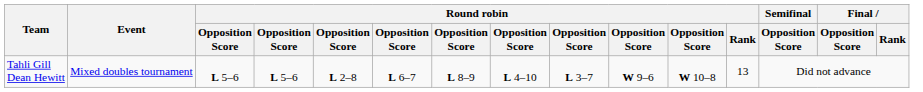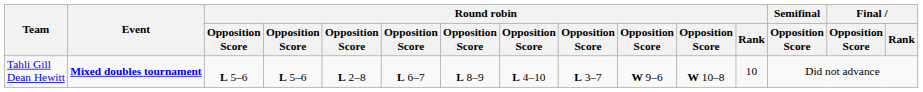(131, 71) normal -> (136, 71) bold
(743, 71) 13 -> (752, 71) 10
